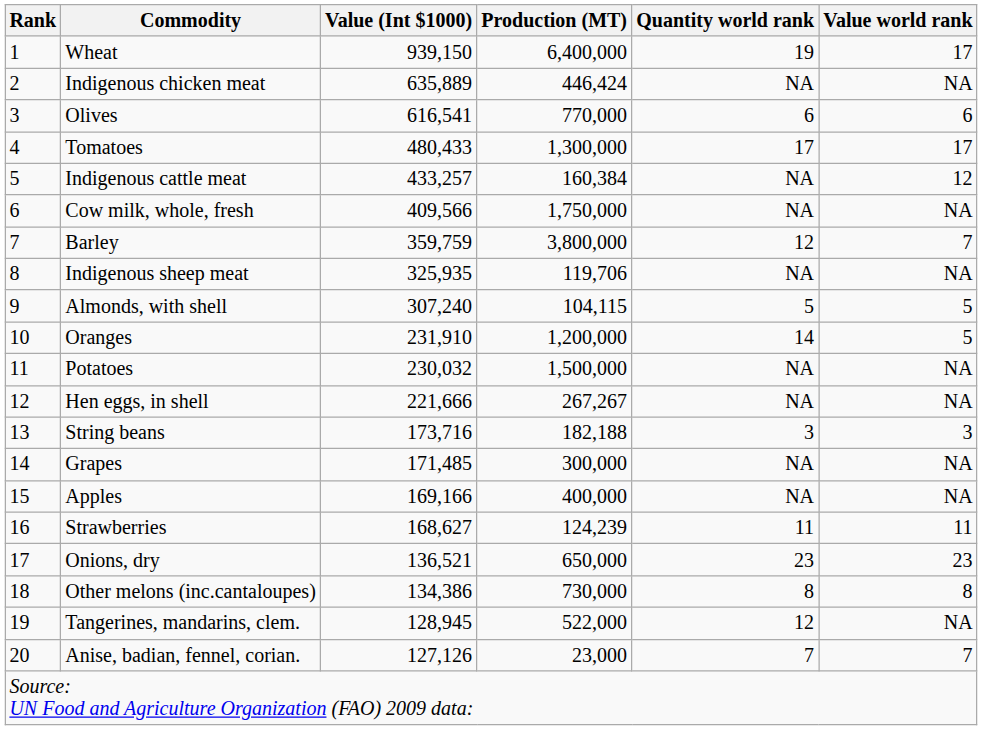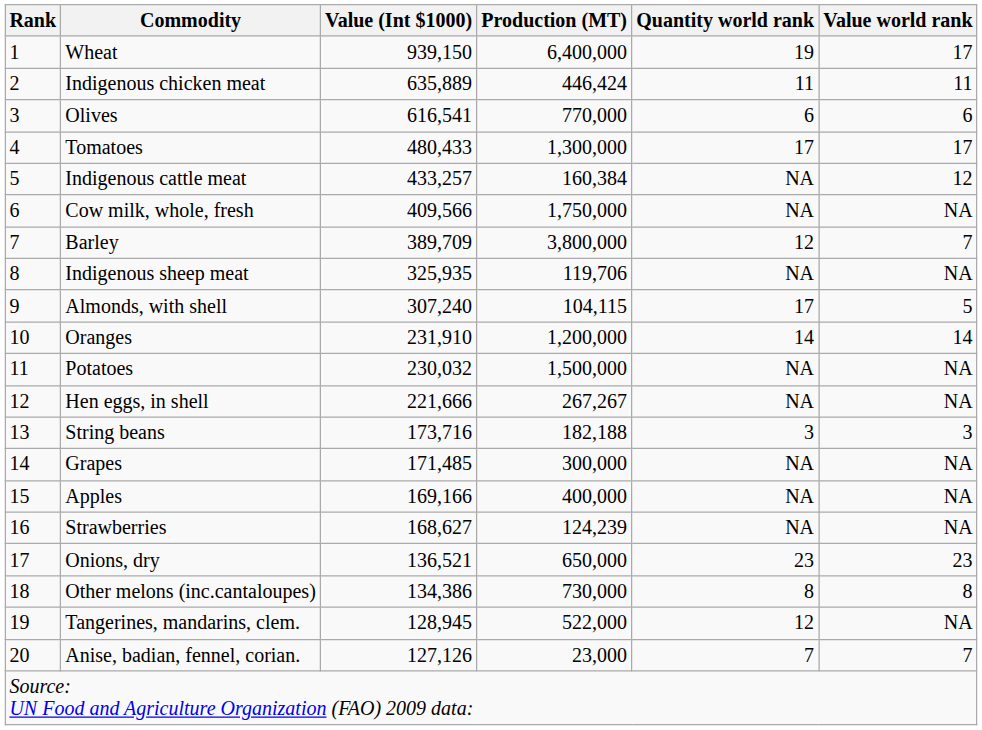(800, 83) NA -> (804, 83) 11
(958, 83) NA -> (963, 83) 11
(440, 242) 359,759 -> (440, 242) 389,709
(809, 305) 5 -> (804, 305) 17
(968, 337) 5 -> (963, 337) 14
(804, 527) 11 -> (800, 527) NA
(963, 527) 11 -> (958, 527) NA
